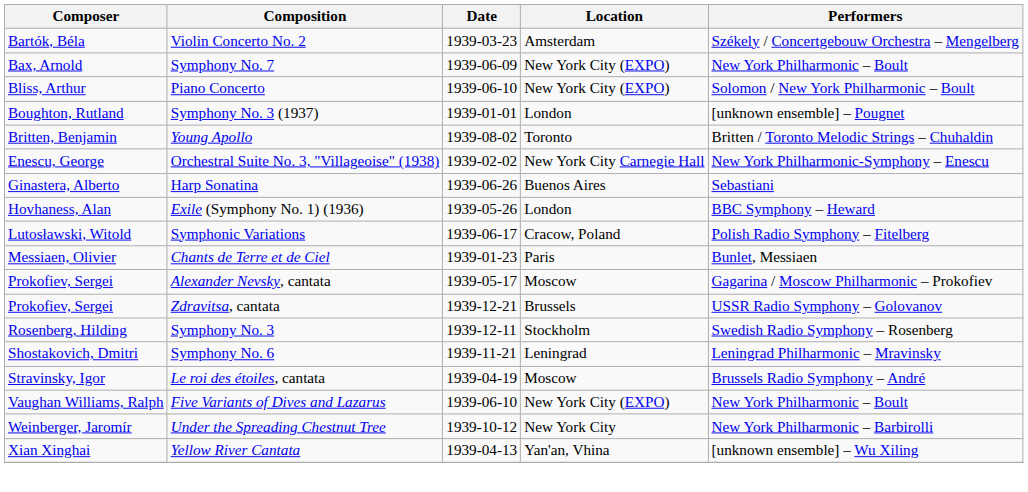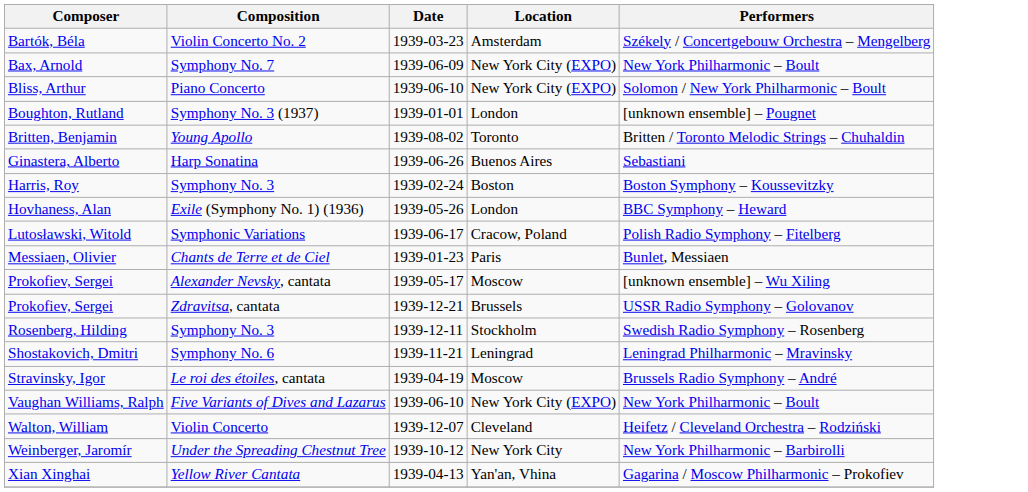- row: (56, 161)
+ row: (43, 185)
(852, 281) Gagarina / Moscow Philharmonic – Prokofiev -> (726, 281) [unknown ensemble] – Wu Xiling
+ row: (58, 426)
(815, 450) [unknown ensemble] – Wu Xiling -> (763, 474) Gagarina / Moscow Philharmonic – Prokofiev
